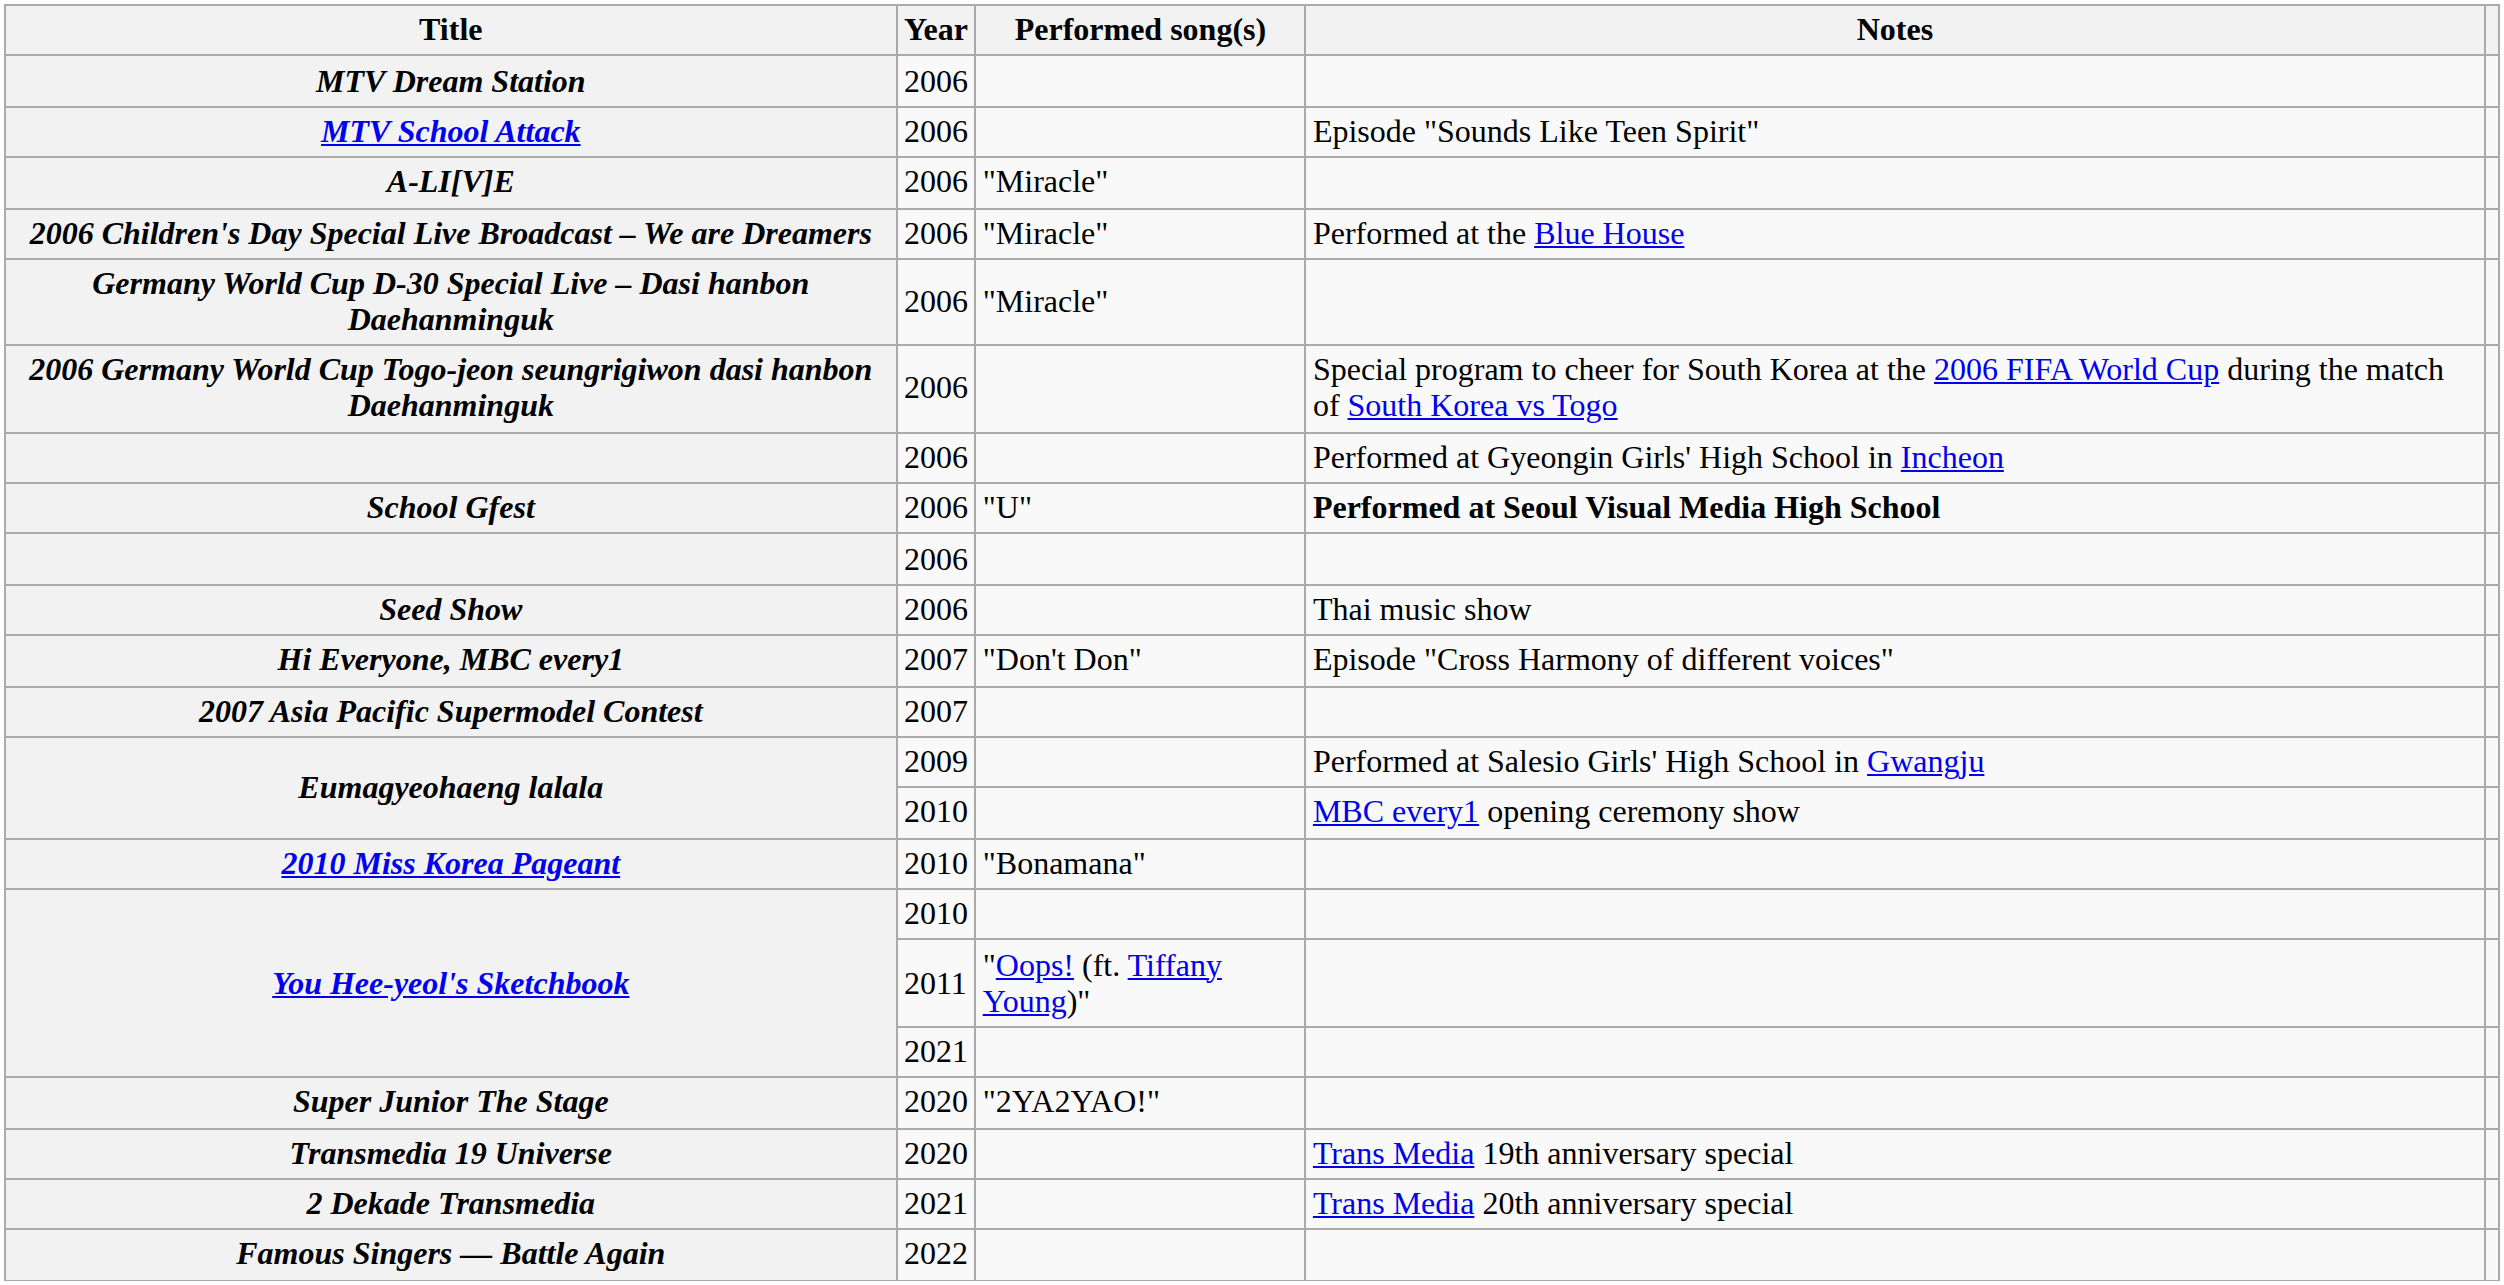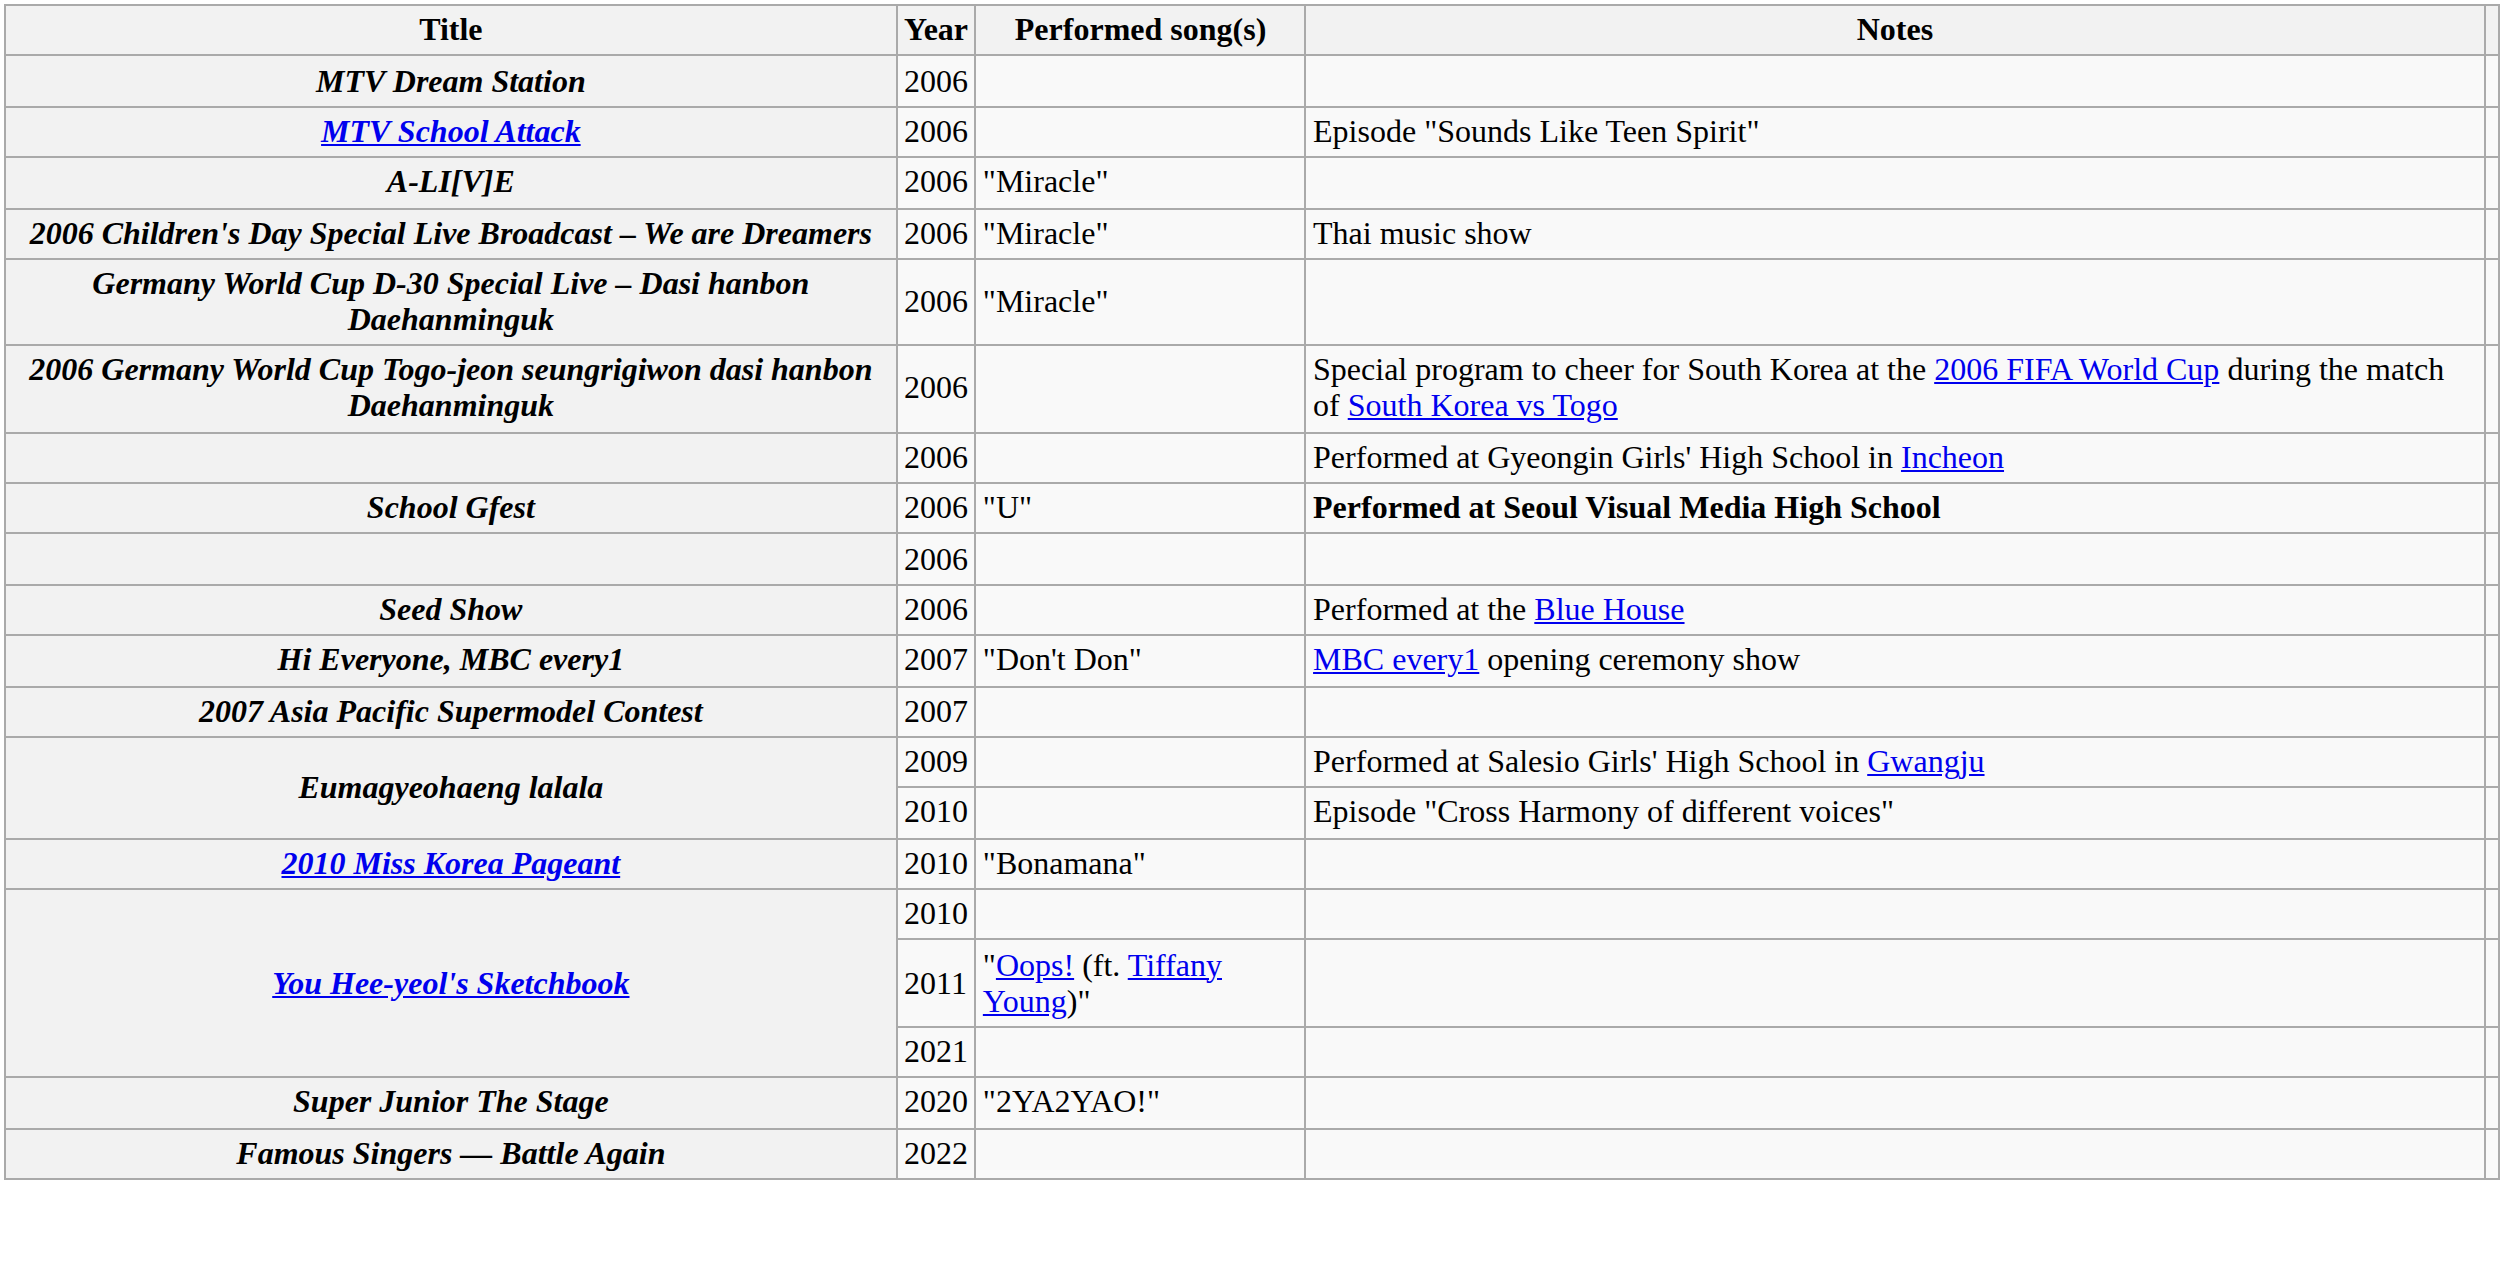(1499, 232) Performed at the Blue House -> (1422, 232) Thai music show
(1422, 609) Thai music show -> (1499, 609) Performed at the Blue House
(1603, 660) Episode "Cross Harmony of different voices" -> (1557, 660) MBC every1 opening ceremony show
(1556, 812) MBC every1 opening ceremony show -> (1604, 812) Episode "Cross Harmony of different voices"
- row: (451, 1152)
- row: (451, 1203)
